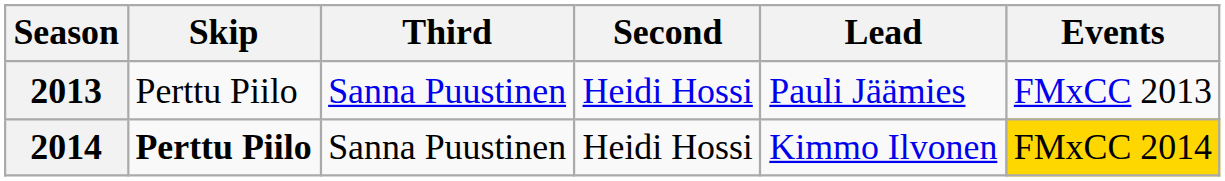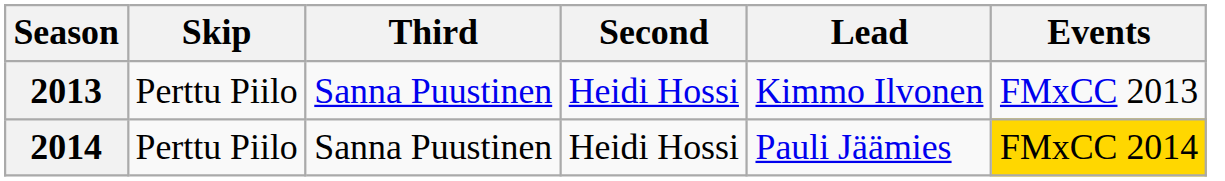(867, 89) Pauli Jäämies -> (869, 89) Kimmo Ilvonen
(224, 146) bold -> (217, 146) normal
(883, 146) Kimmo Ilvonen -> (854, 146) Pauli Jäämies
